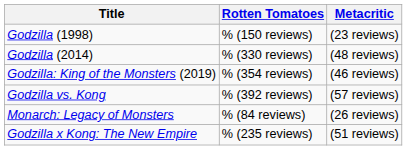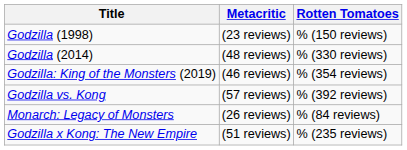columns swapped: (273, 14) <-> (364, 14)
